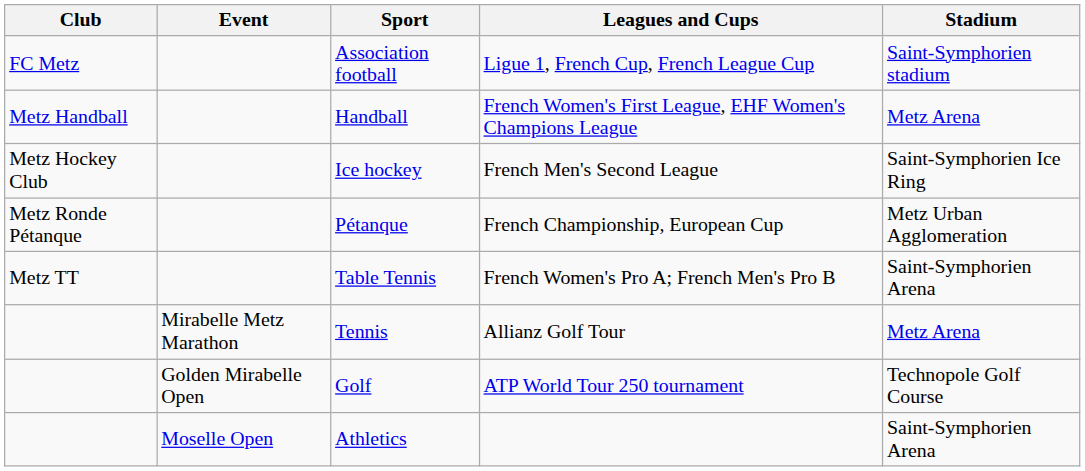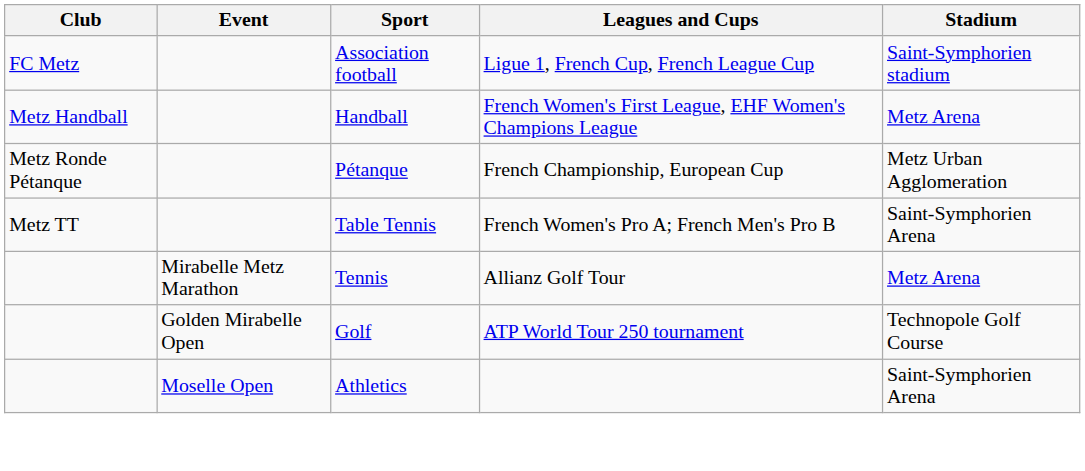- row: (378, 170)
